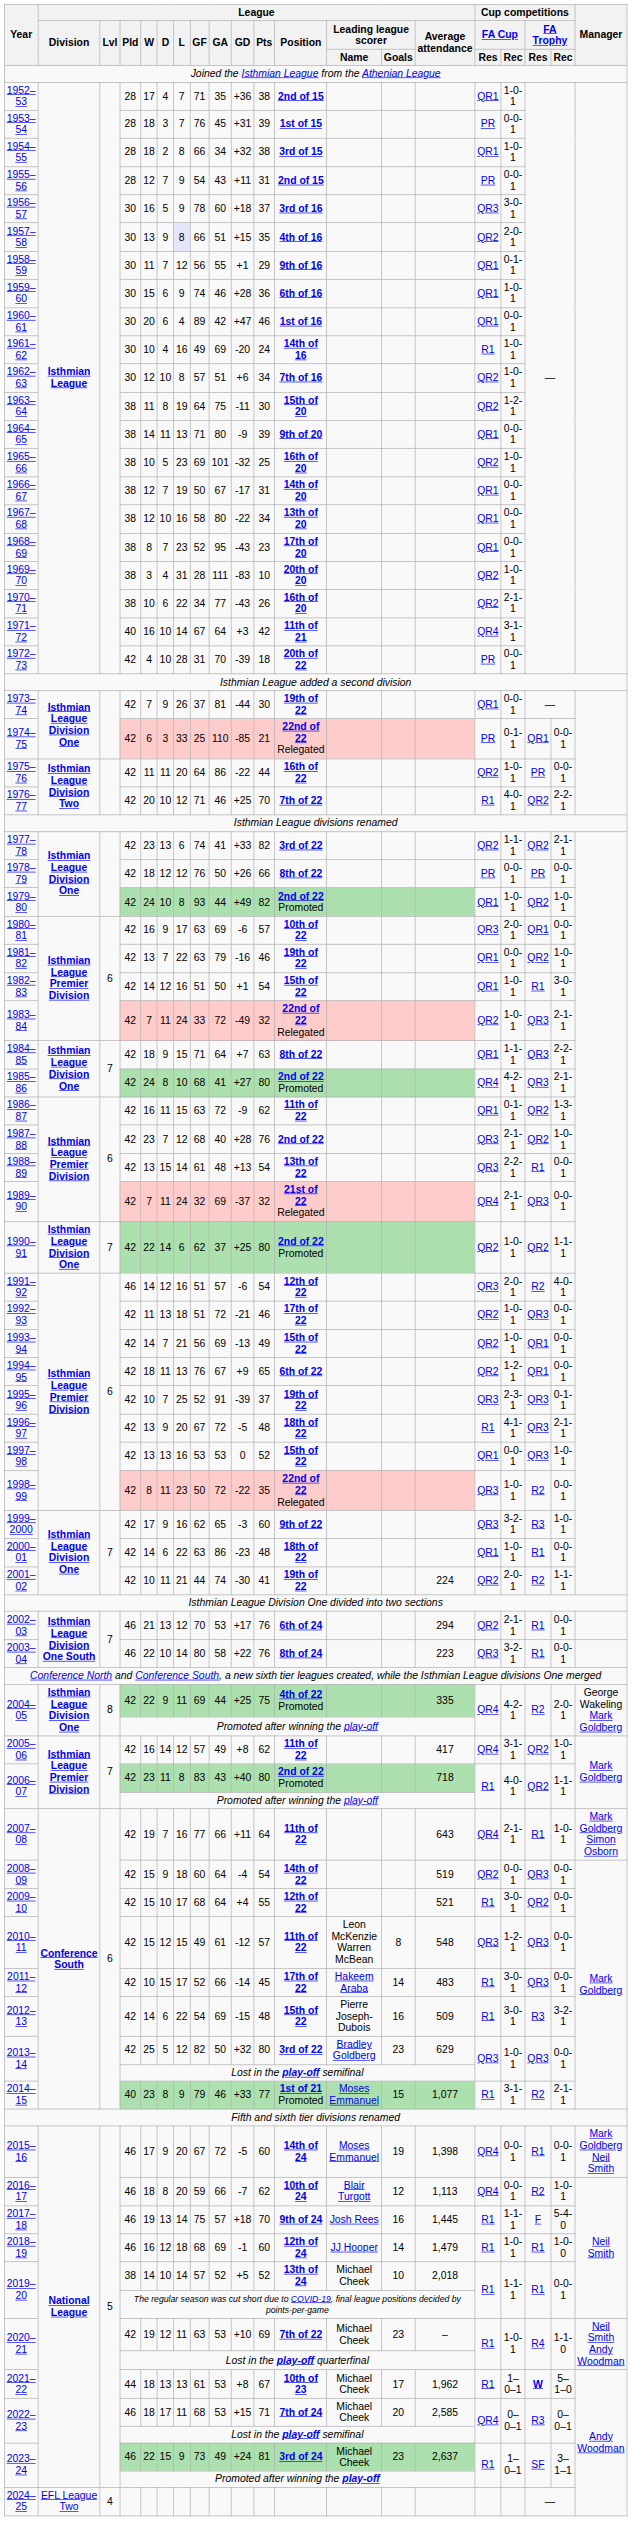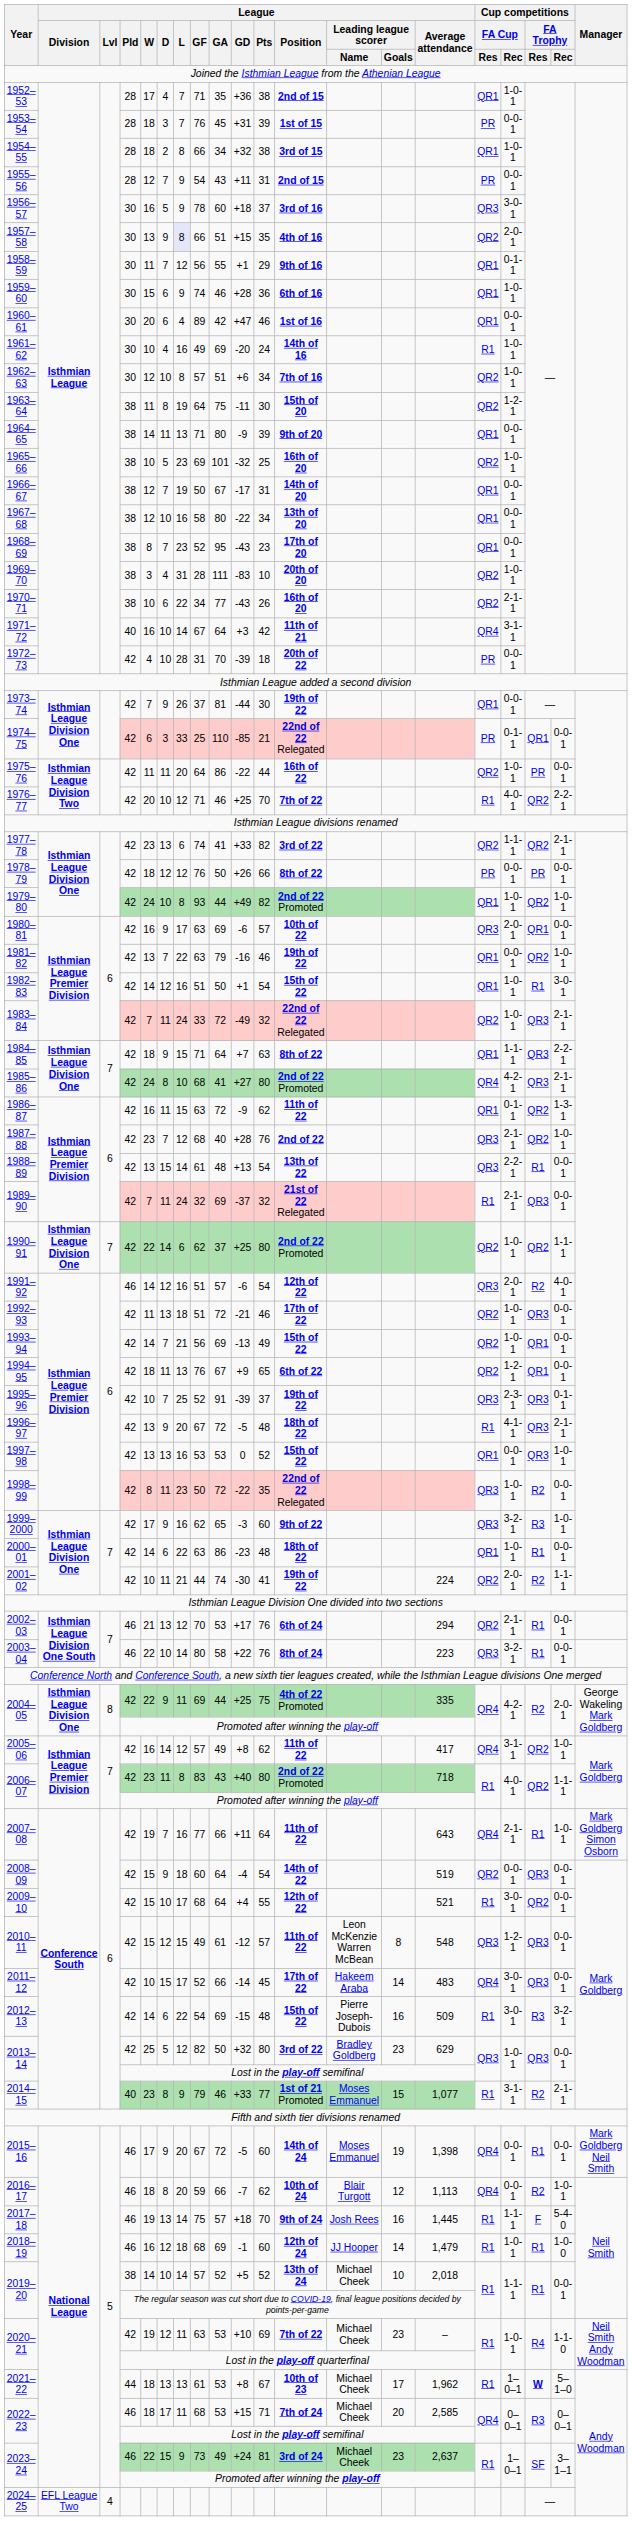(488, 1201) QR4 -> (488, 1201) R1
(488, 1982) R1 -> (488, 1982) QR4
